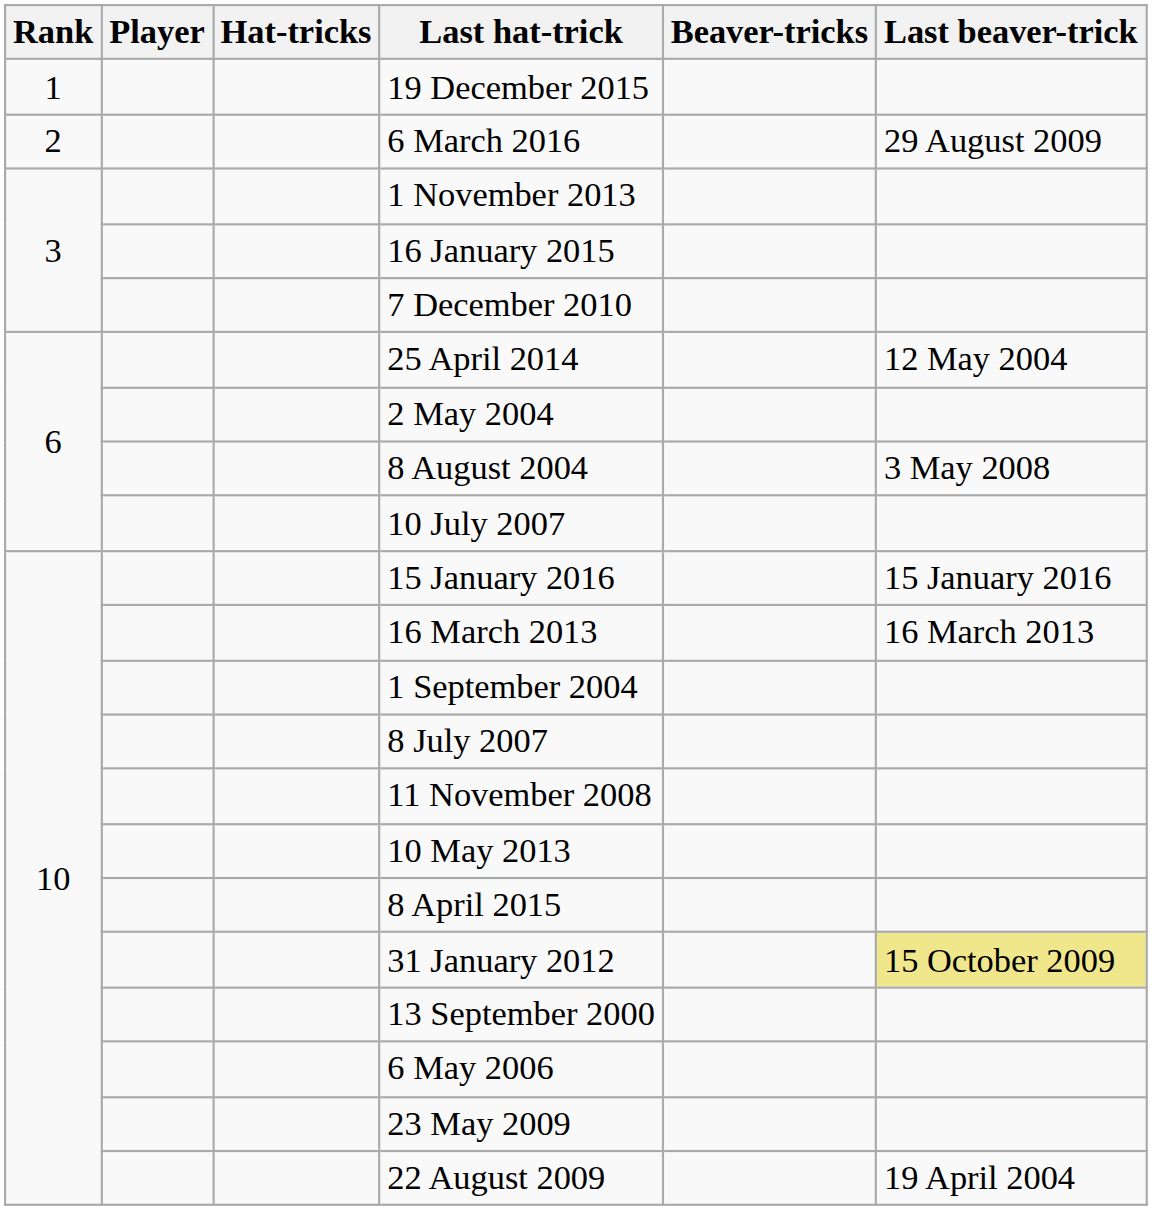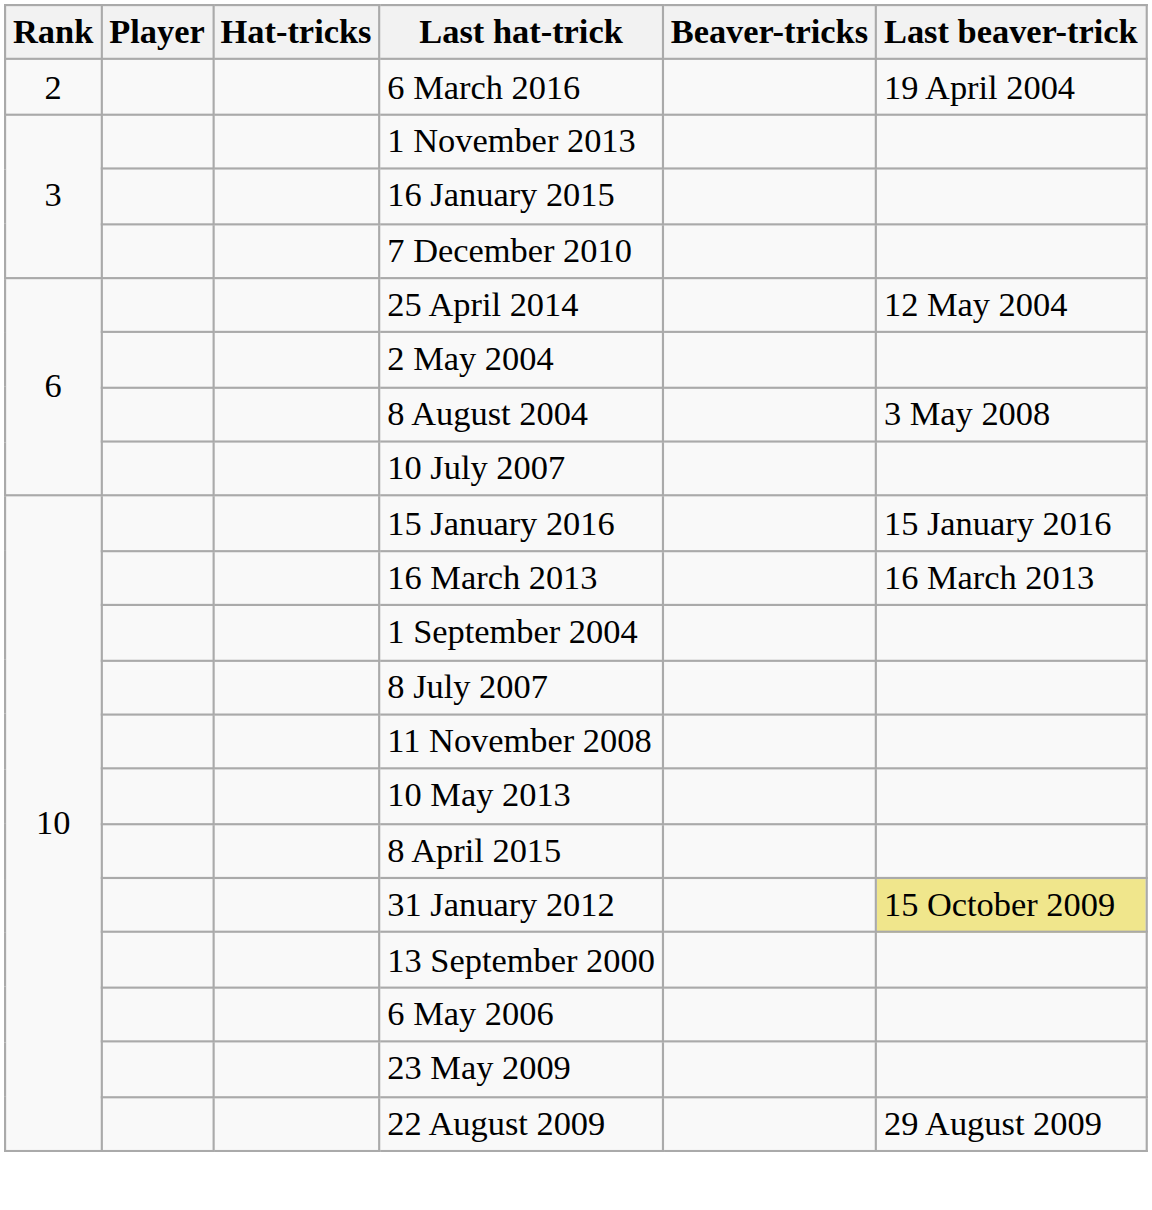- row: (518, 86)
(993, 140) 29 August 2009 -> (980, 86) 19 April 2004
(980, 1177) 19 April 2004 -> (993, 1122) 29 August 2009
